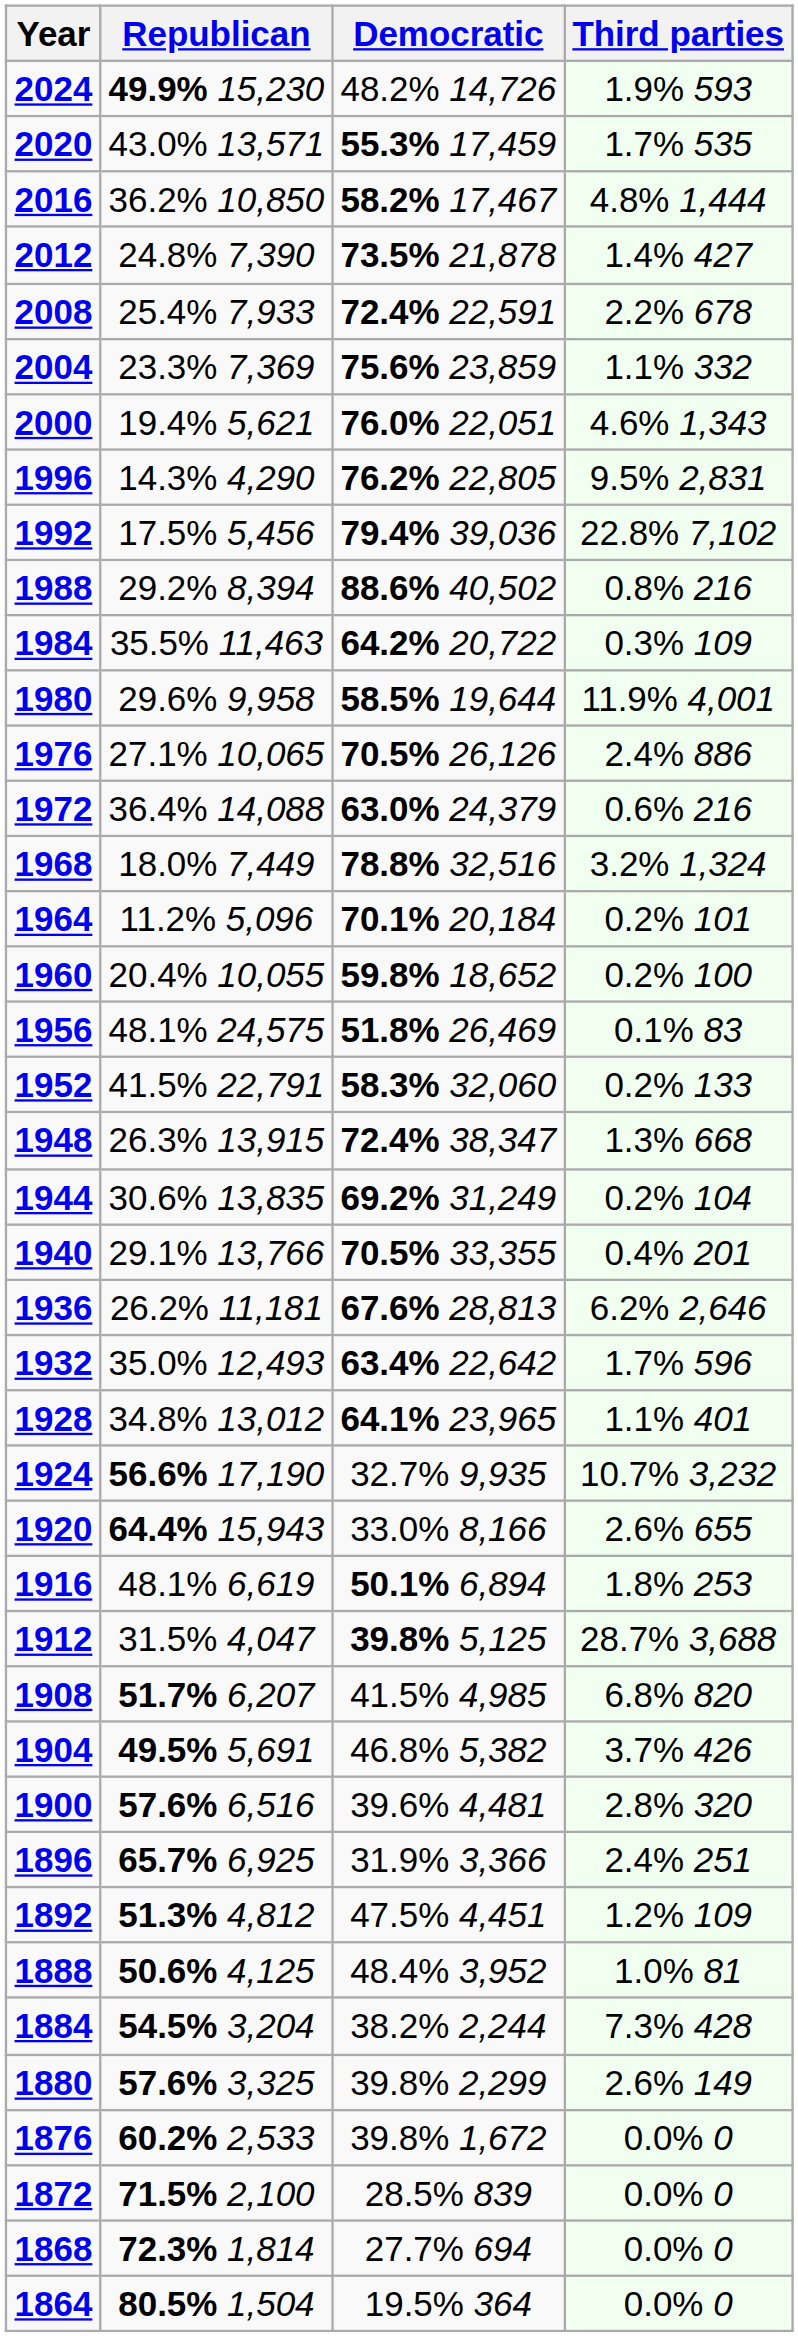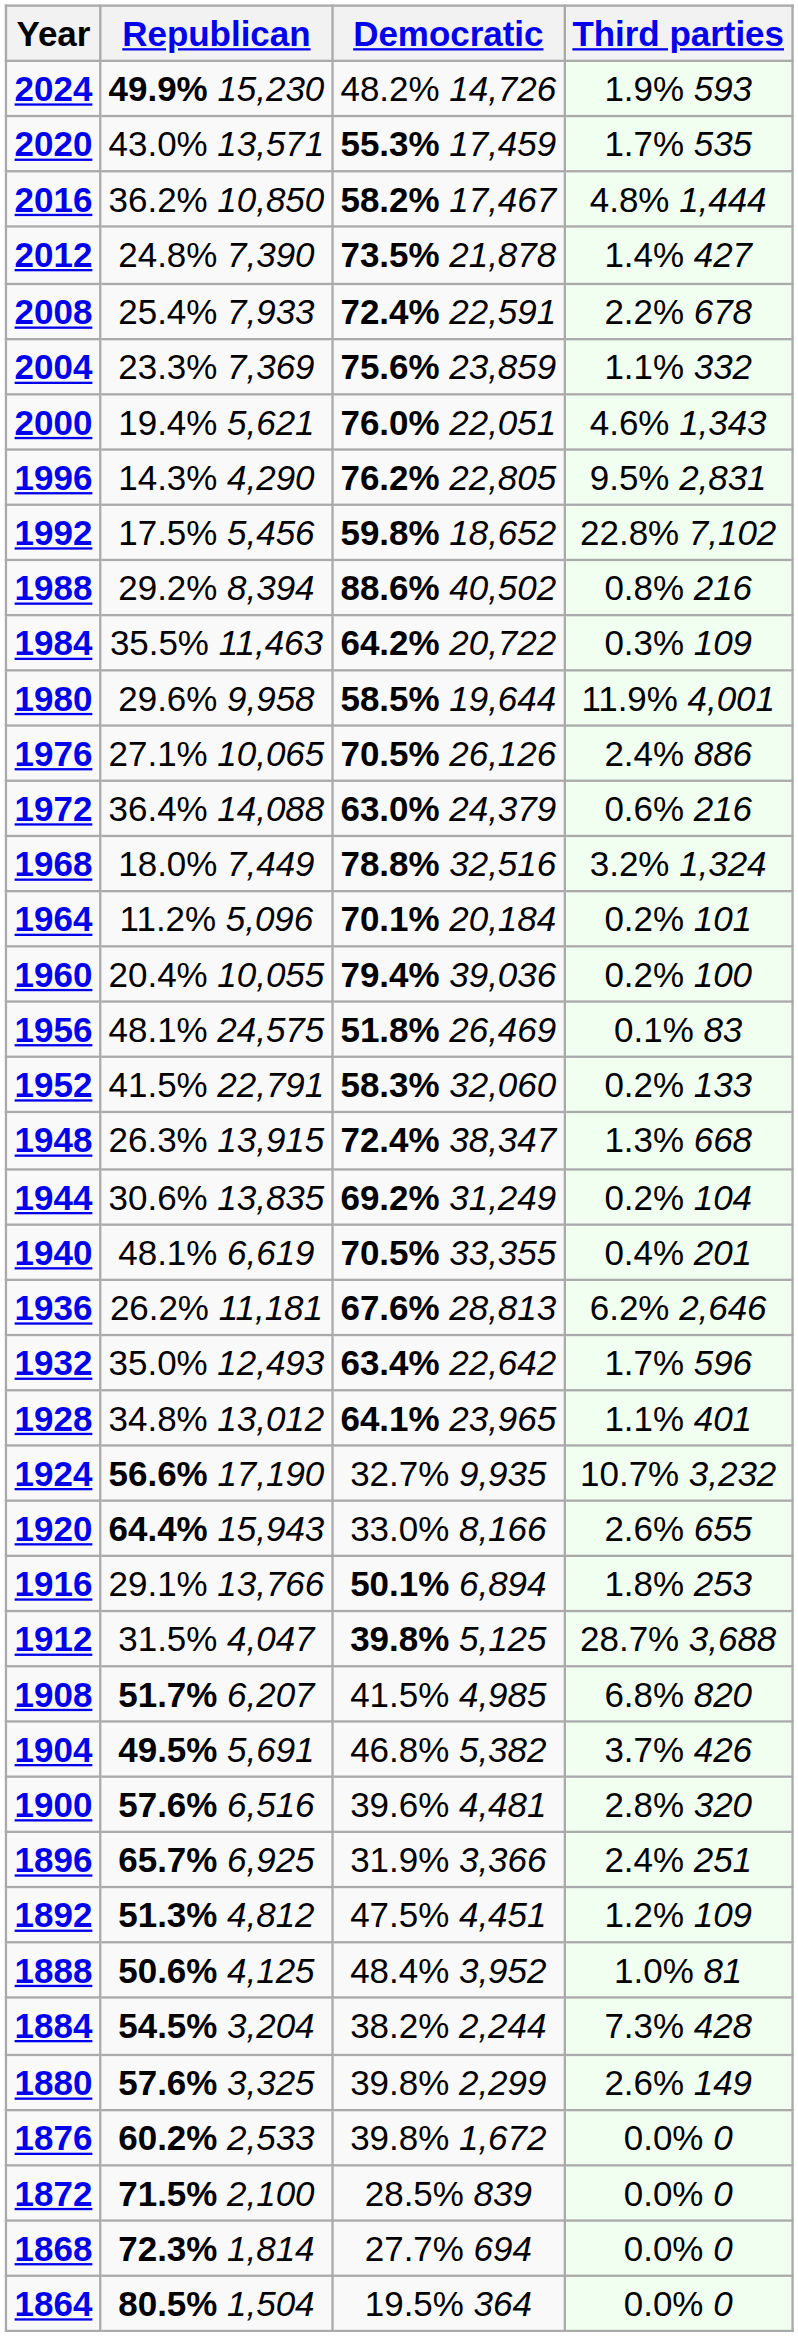(448, 532) 79.4% 39,036 -> (448, 532) 59.8% 18,652
(448, 975) 59.8% 18,652 -> (448, 975) 79.4% 39,036
(216, 1251) 29.1% 13,766 -> (216, 1251) 48.1% 6,619
(216, 1583) 48.1% 6,619 -> (216, 1583) 29.1% 13,766
